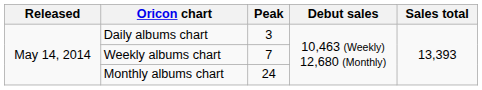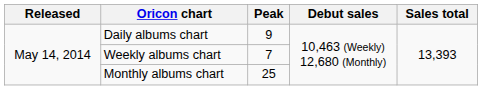(269, 34) 3 -> (269, 34) 9
(269, 74) 24 -> (269, 74) 25
